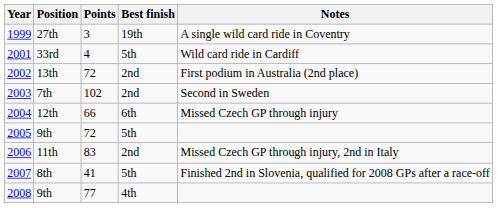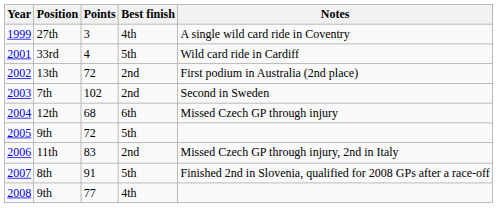(132, 34) 19th -> (129, 34) 4th
(90, 113) 66 -> (90, 113) 68
(90, 172) 41 -> (90, 172) 91
